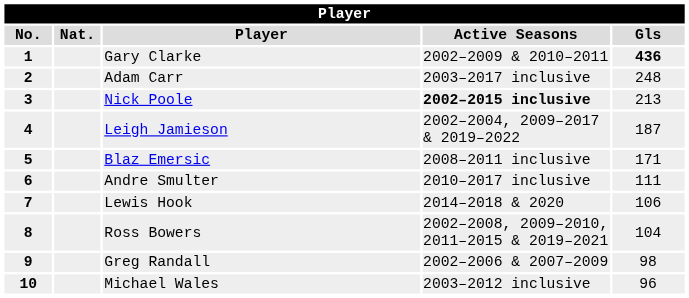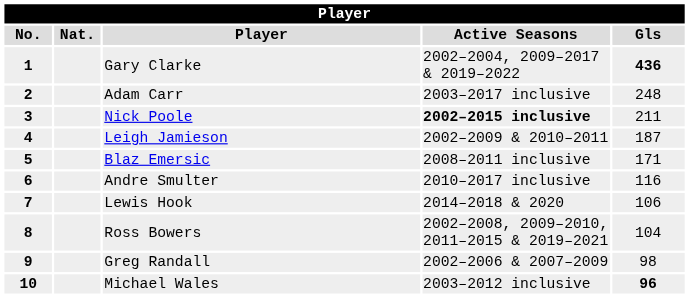(516, 56) 2002–2009 & 2010–2011 -> (511, 65) 2002–2004, 2009–2017 & 2019–2022
(648, 99) 213 -> (648, 116) 211
(511, 129) 2002–2004, 2009–2017 & 2019–2022 -> (516, 138) 2002–2009 & 2010–2011
(648, 181) 111 -> (648, 181) 116
(648, 283) normal -> (648, 283) bold
